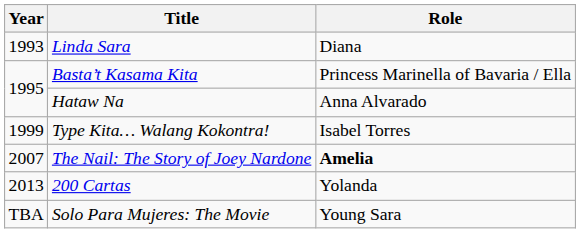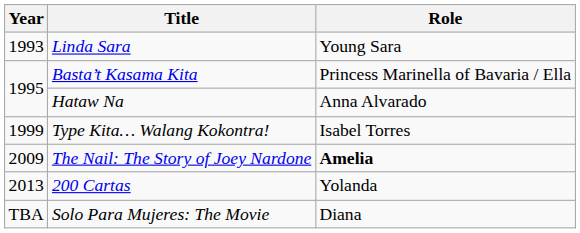(340, 46) Diana -> (360, 46) Young Sara
(26, 158) 2007 -> (26, 158) 2009
(360, 213) Young Sara -> (340, 213) Diana
